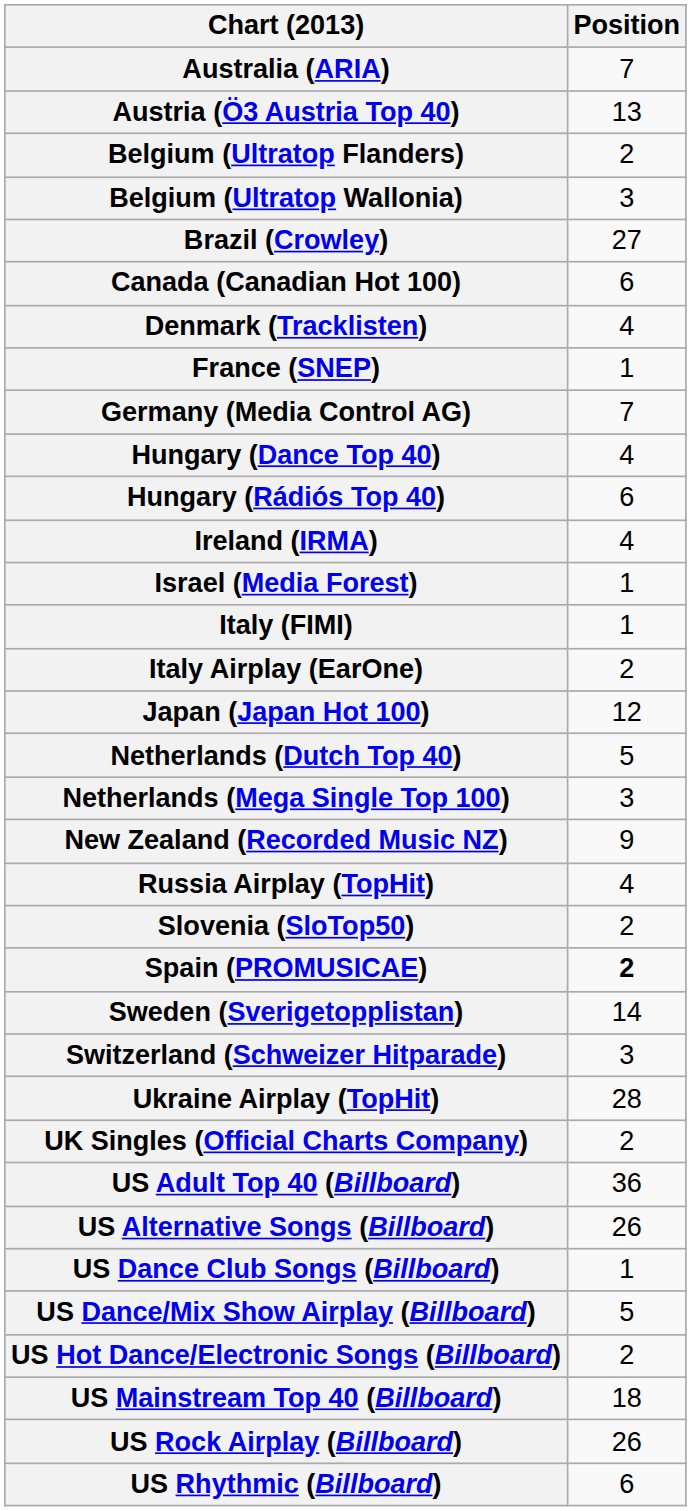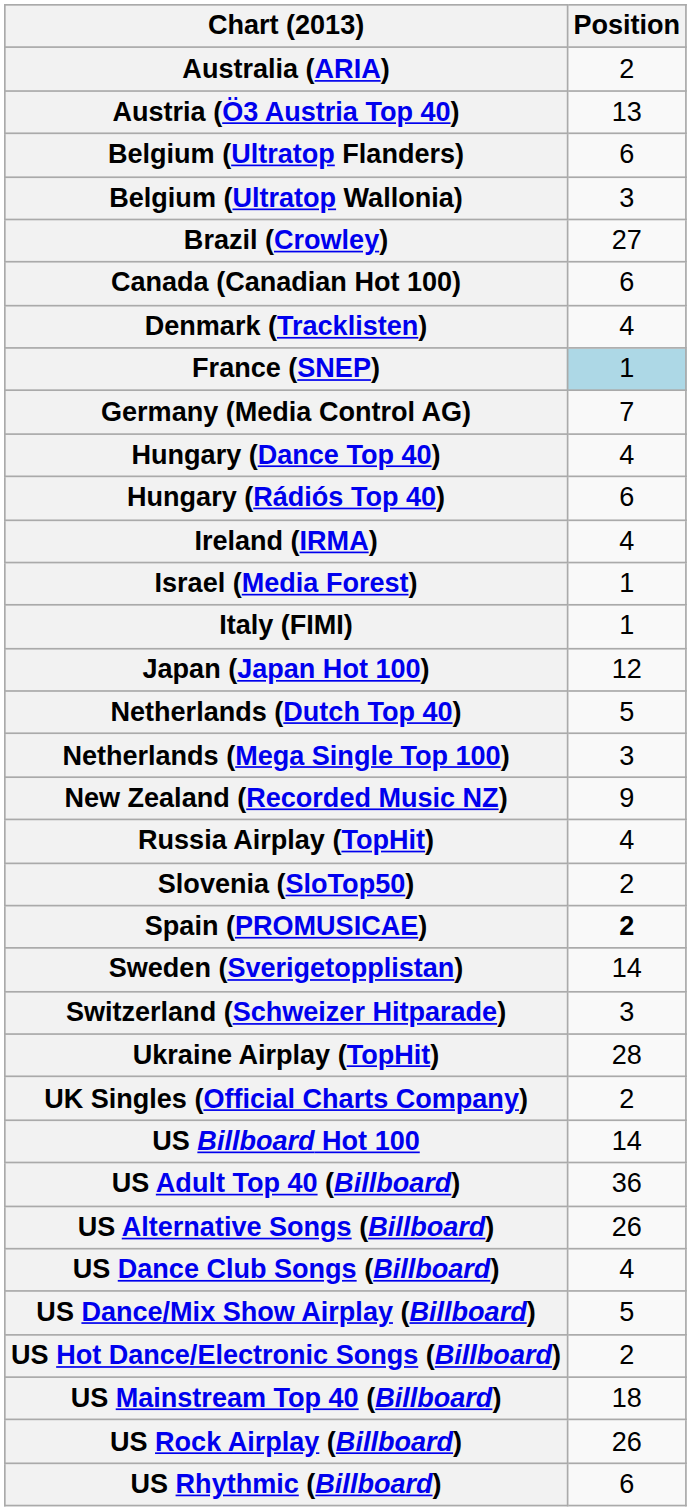(627, 68) 7 -> (627, 68) 2
(627, 154) 2 -> (627, 154) 6
(627, 369) no background -> (627, 369) lightblue background
- row: (286, 669)
+ row: (286, 1140)
(627, 1269) 1 -> (627, 1269) 4
